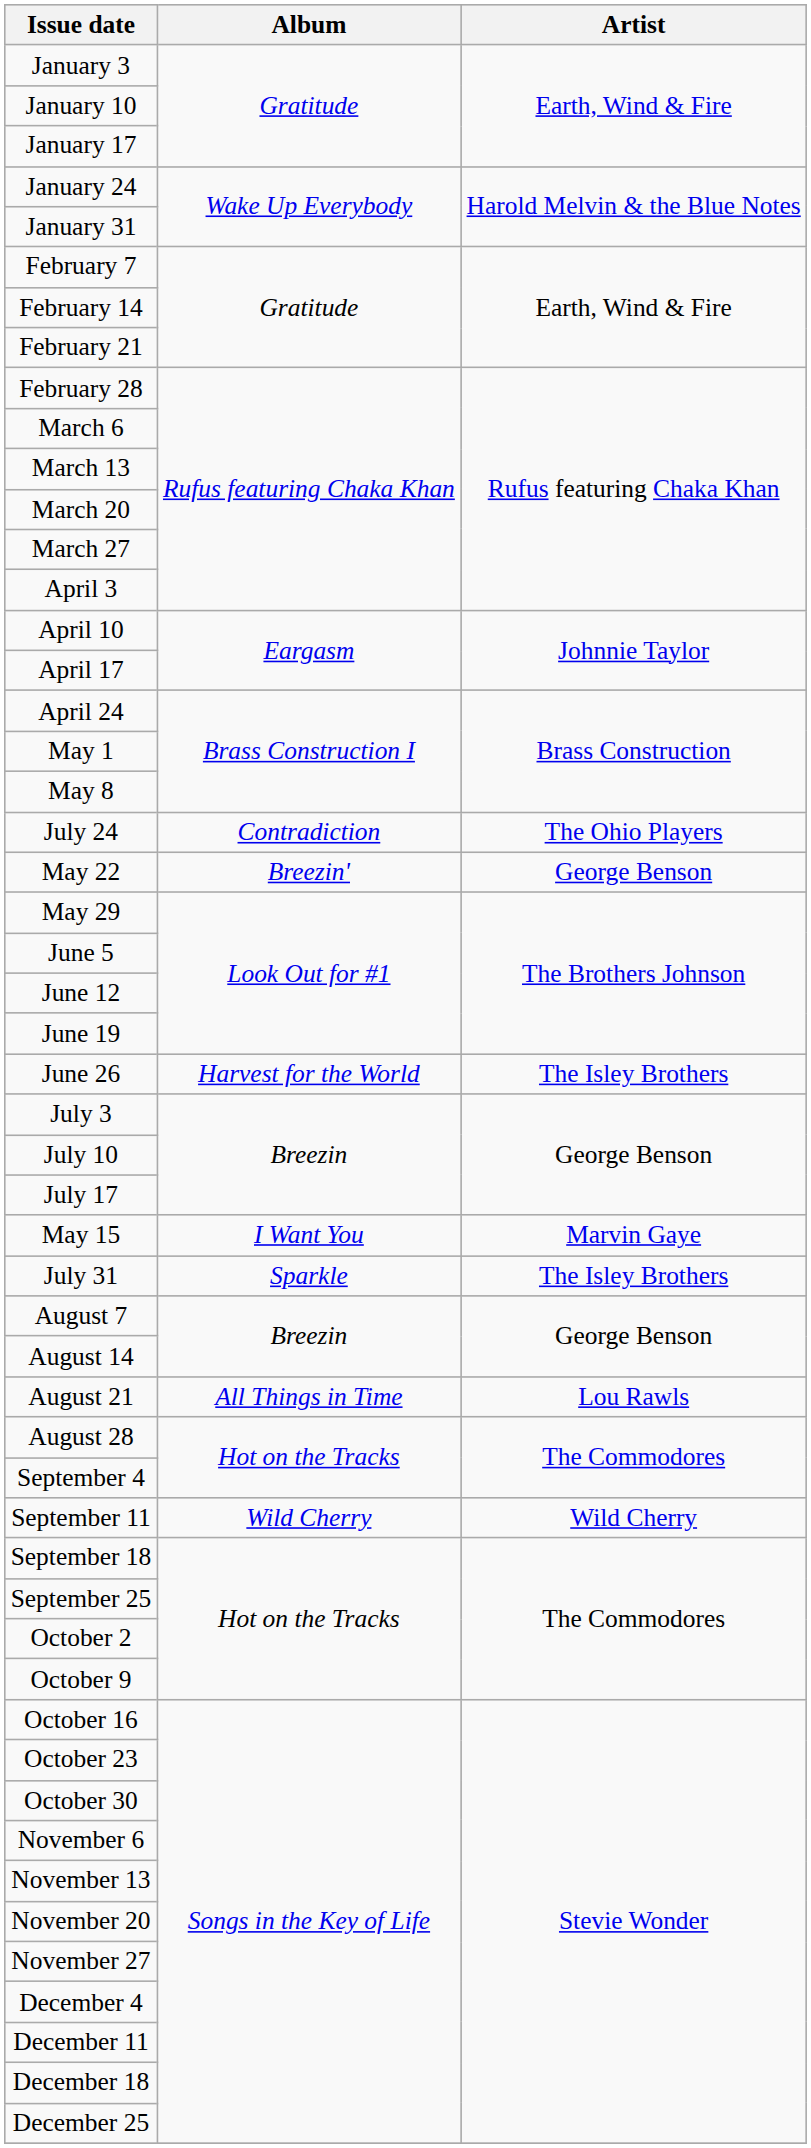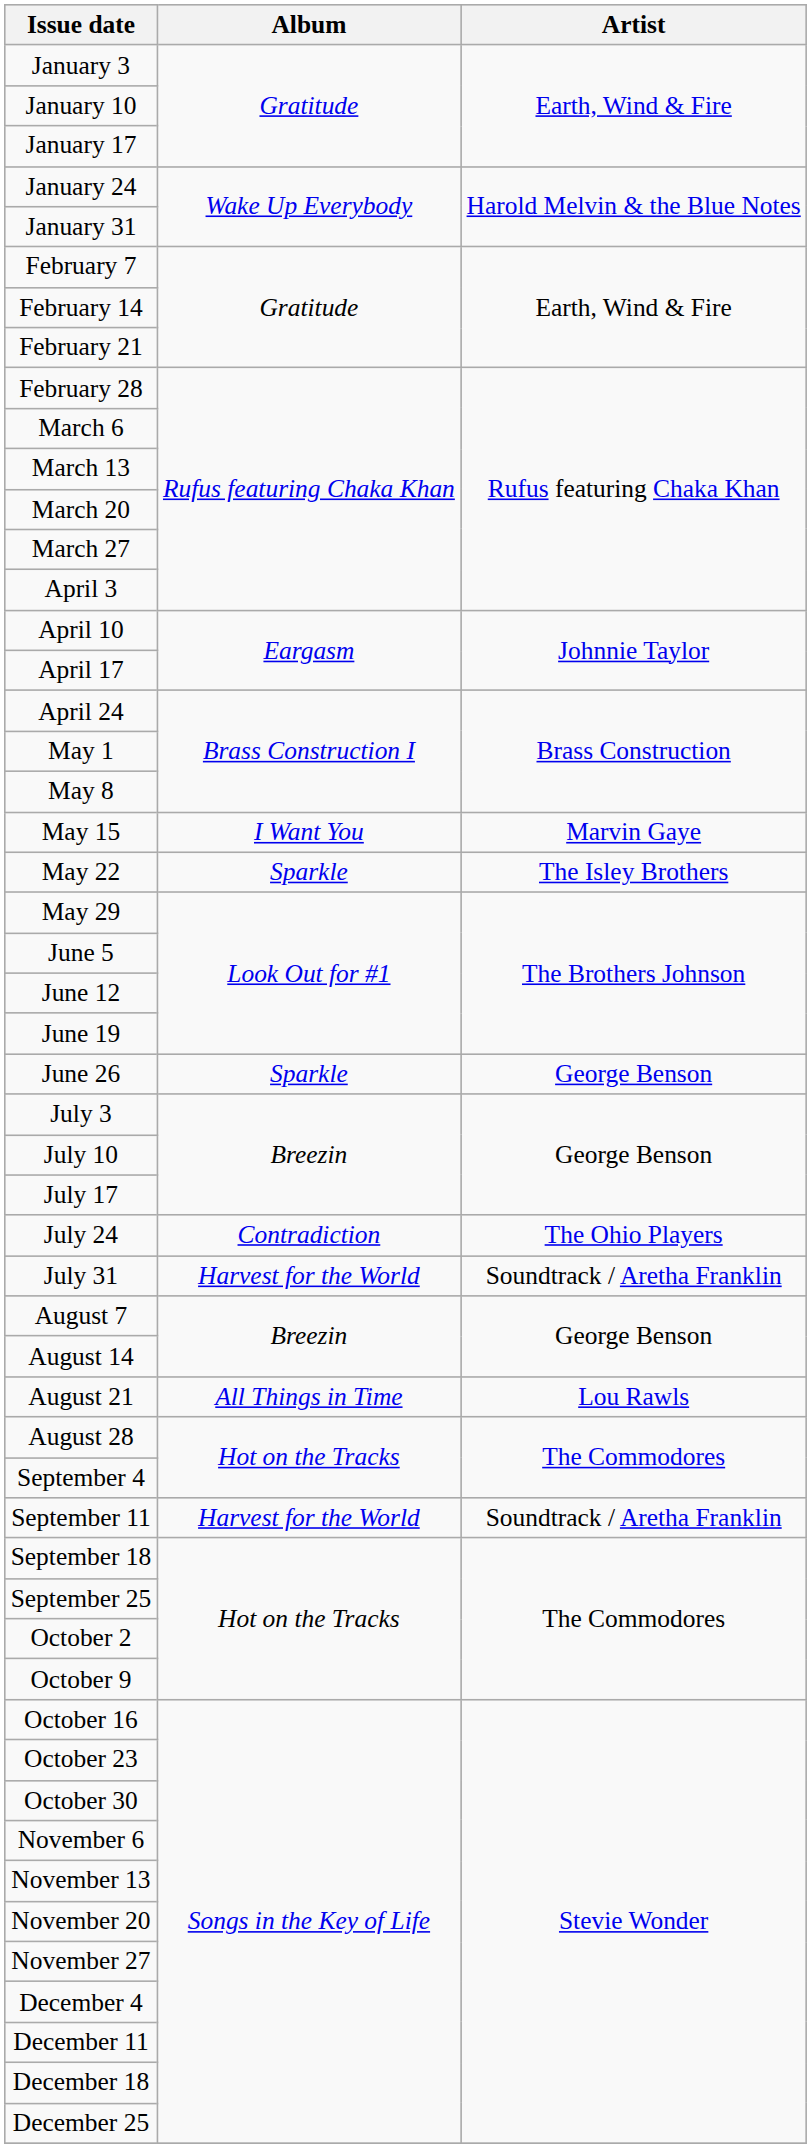rows swapped: (81, 1235) <-> (81, 831)
(309, 871) Breezin' -> (309, 871) Sparkle
(634, 871) George Benson -> (634, 871) The Isley Brothers
(309, 1073) Harvest for the World -> (309, 1073) Sparkle
(634, 1073) The Isley Brothers -> (634, 1073) George Benson
(309, 1275) Sparkle -> (309, 1275) Harvest for the World
(634, 1275) The Isley Brothers -> (634, 1275) Soundtrack / Aretha Franklin
(309, 1517) Wild Cherry -> (309, 1517) Harvest for the World
(634, 1517) Wild Cherry -> (634, 1517) Soundtrack / Aretha Franklin
